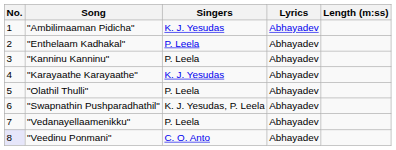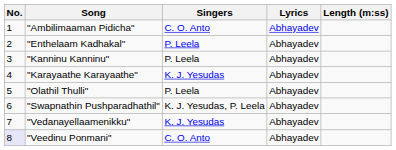(194, 28) K. J. Yesudas -> (187, 28) C. O. Anto
(182, 122) P. Leela -> (194, 122) K. J. Yesudas
